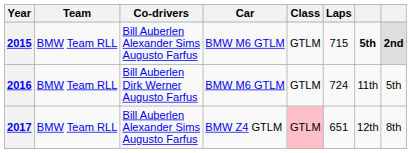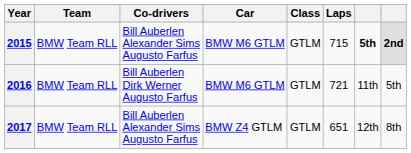(339, 86) 724 -> (339, 86) 721
(305, 128) pink background -> (305, 128) no background
